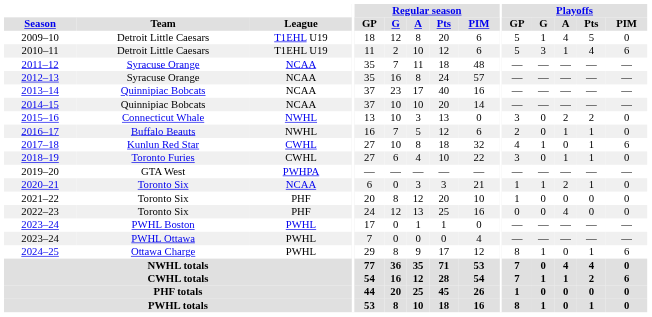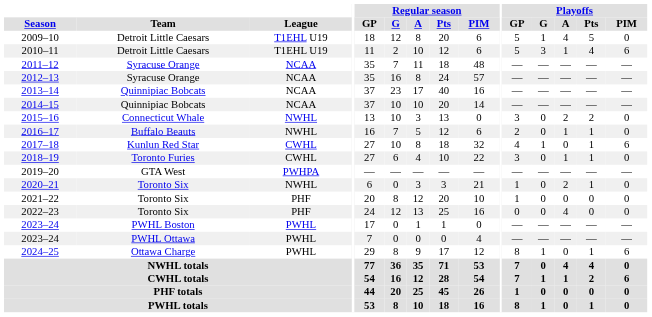(301, 185) NCAA -> (301, 185) NWHL
(543, 185) 1 -> (543, 185) 0
